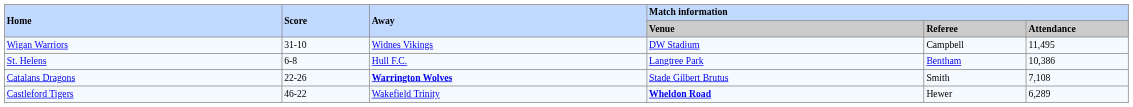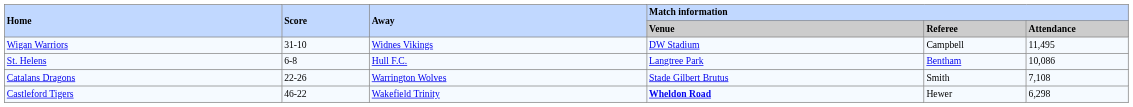(1042, 61) 10,386 -> (1042, 61) 10,086
(412, 77) bold -> (409, 77) normal
(1039, 94) 6,289 -> (1039, 94) 6,298
